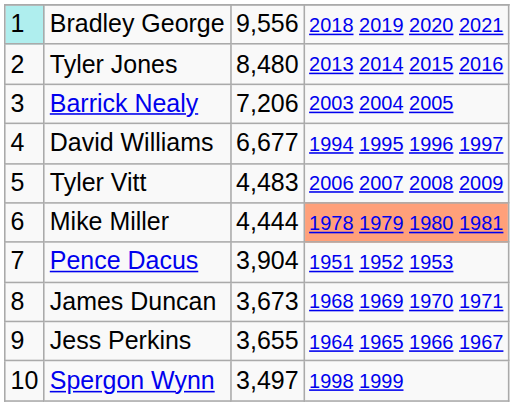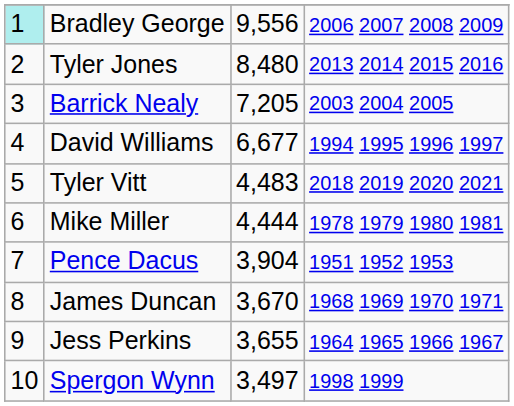(406, 25) 2018 2019 2020 2021 -> (406, 25) 2006 2007 2008 2009
(267, 103) 7,206 -> (267, 103) 7,205
(406, 183) 2006 2007 2008 2009 -> (406, 183) 2018 2019 2020 2021
(406, 222) lightsalmon background -> (406, 222) no background
(267, 301) 3,673 -> (267, 301) 3,670
